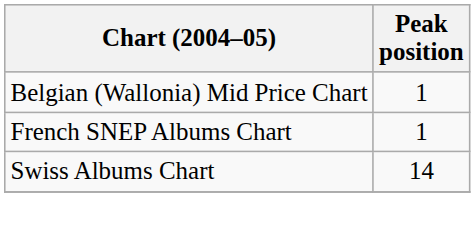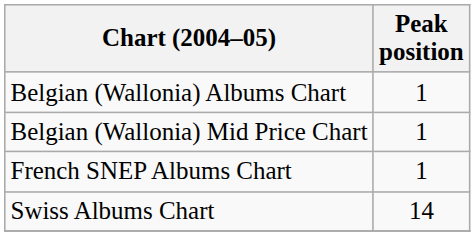+ row: (178, 91)
